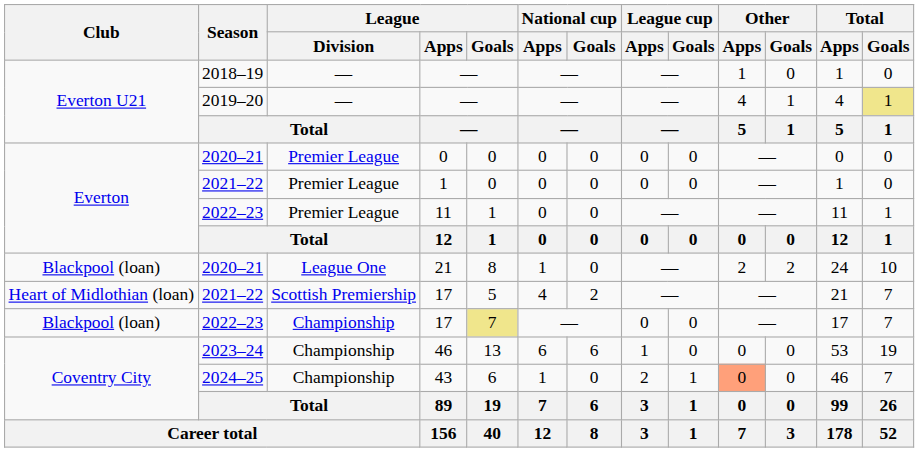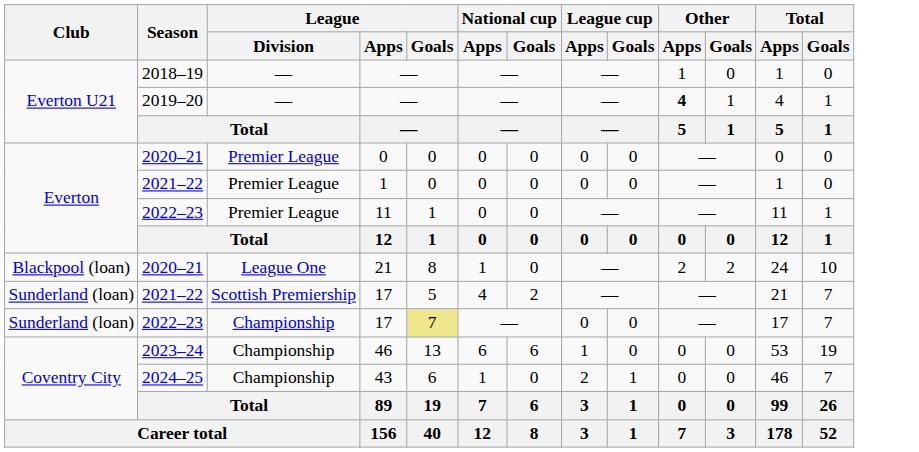(742, 101) normal -> (682, 101) bold
(888, 101) khaki background -> (828, 101) no background
(101, 294) Heart of Midlothian (loan) -> (71, 294) Sunderland (loan)
(101, 322) Blackpool (loan) -> (71, 322) Sunderland (loan)
(742, 377) lightsalmon background -> (682, 377) no background
